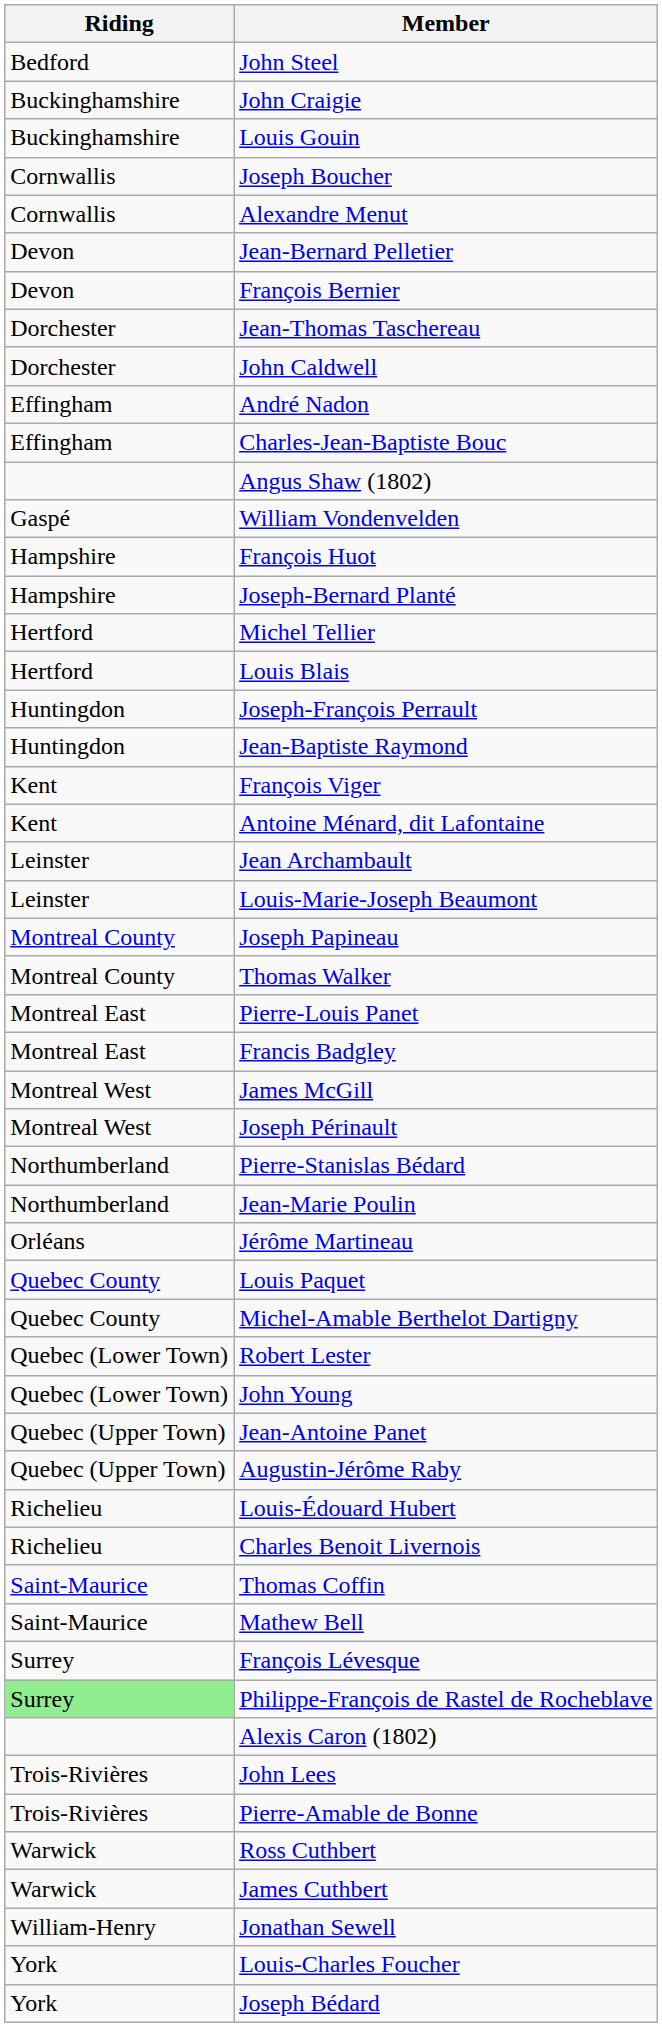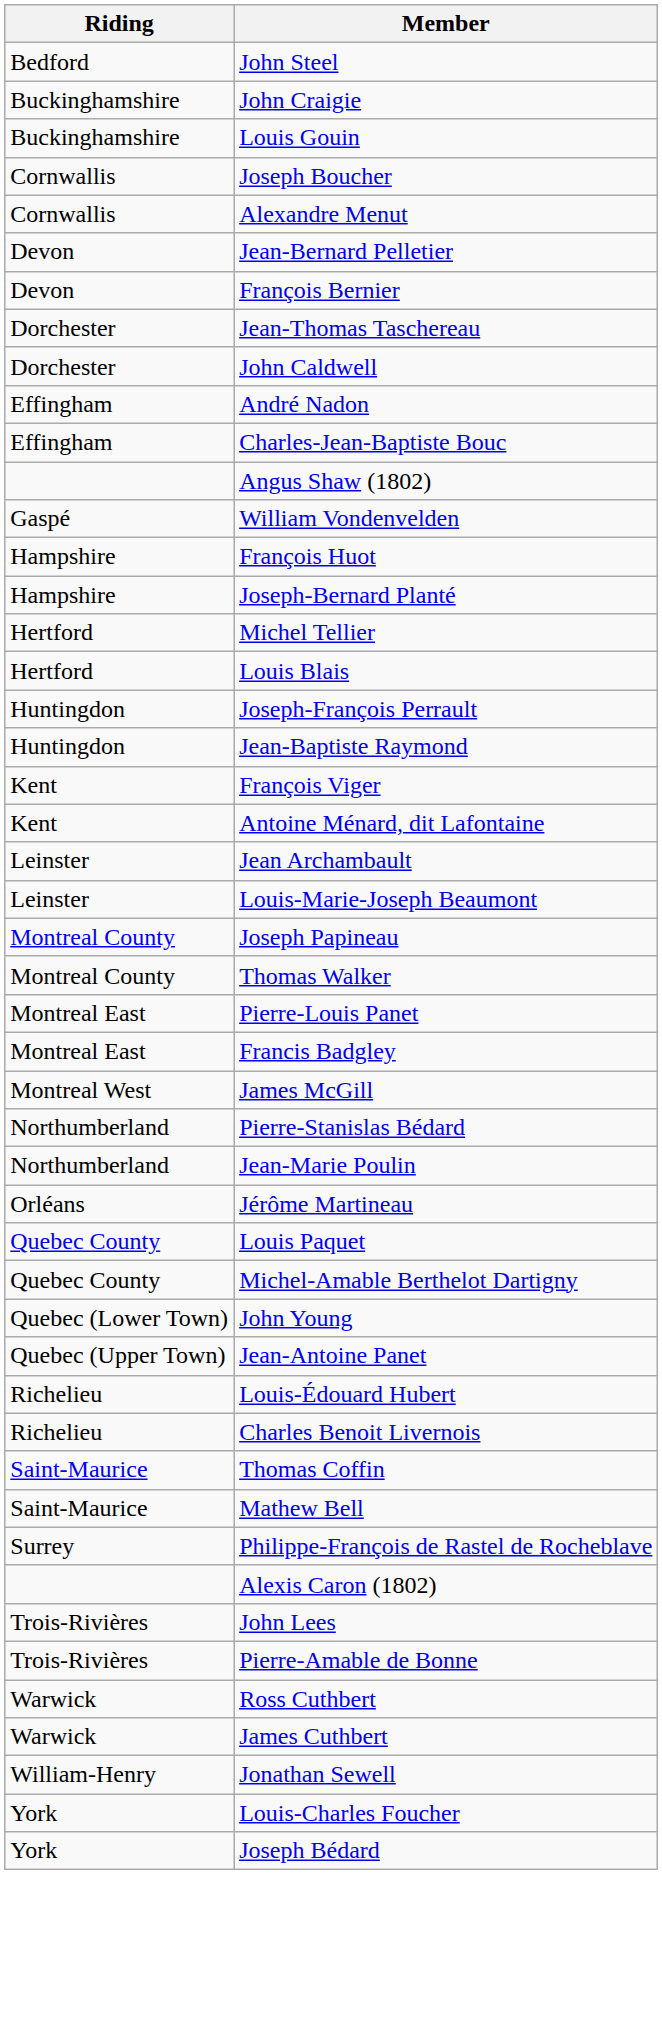- row: (318, 1127)
- row: (305, 1355)
- row: (350, 1469)
- row: (329, 1660)
(42, 1698) lightgreen background -> (42, 1546) no background
